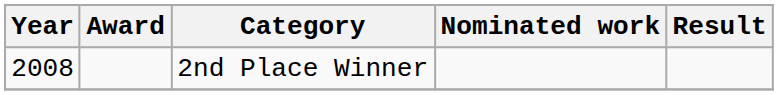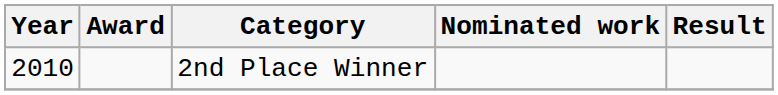(43, 69) 2008 -> (43, 69) 2010
